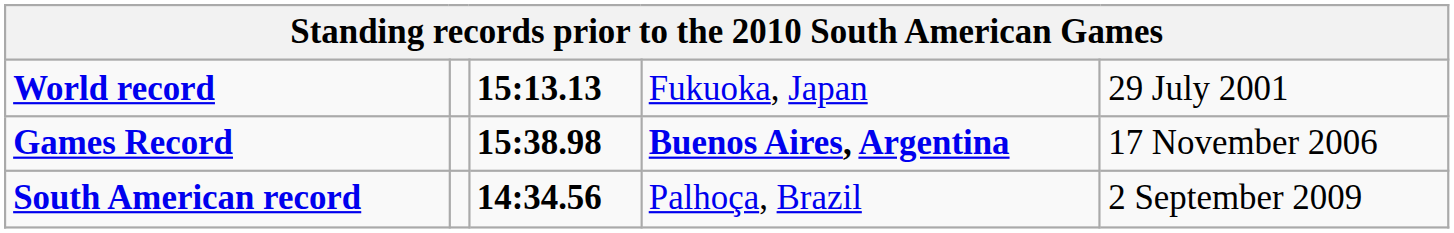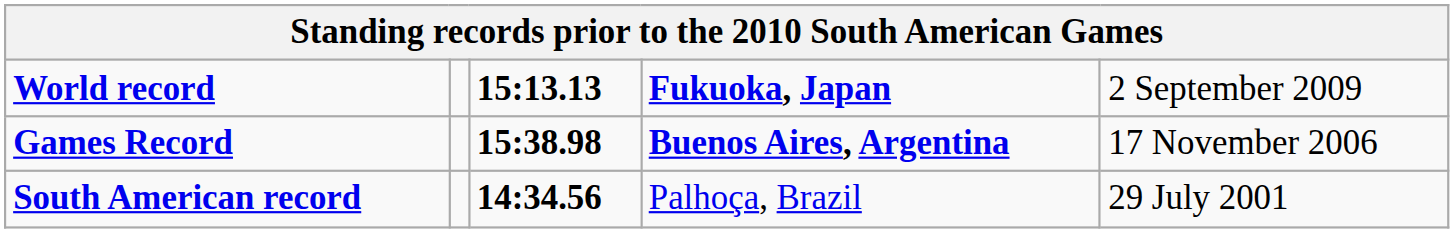(758, 87) normal -> (770, 87) bold
(1198, 87) 29 July 2001 -> (1235, 87) 2 September 2009
(1235, 198) 2 September 2009 -> (1198, 198) 29 July 2001
